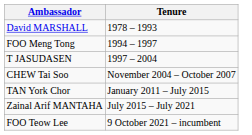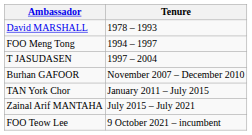- row: (37, 75)
+ row: (43, 75)
